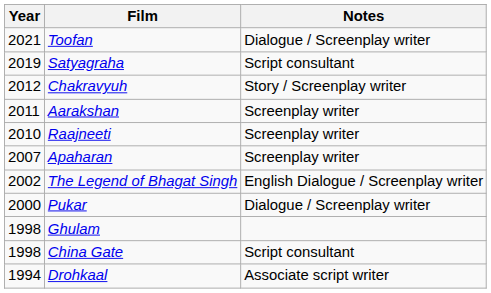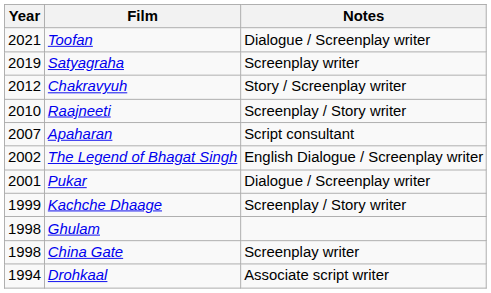(299, 63) Script consultant -> (302, 63) Screenplay writer
- row: (83, 110)
(302, 134) Screenplay writer -> (325, 110) Screenplay / Story writer
(302, 157) Screenplay writer -> (299, 134) Script consultant
(24, 205) 2000 -> (24, 181) 2001
+ row: (105, 205)
(299, 252) Script consultant -> (302, 252) Screenplay writer
